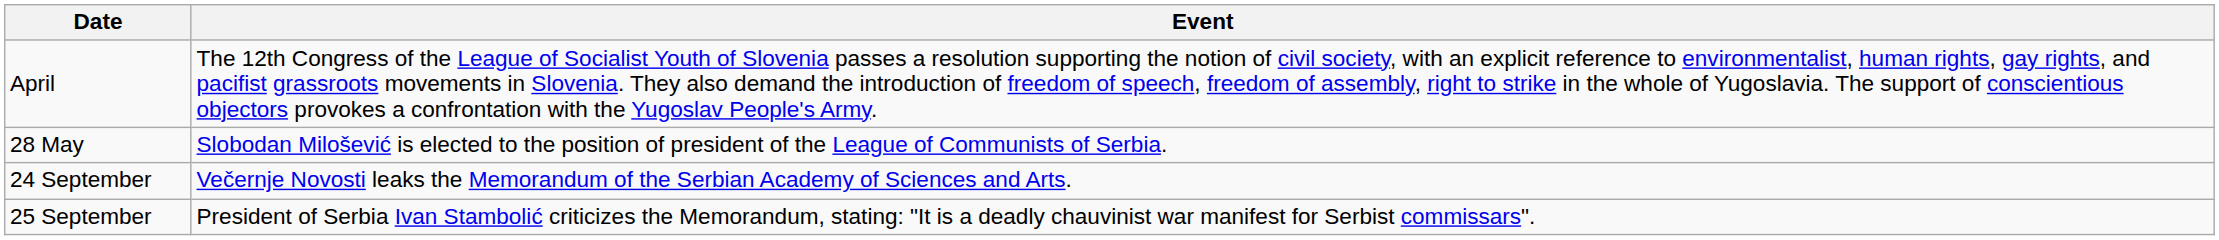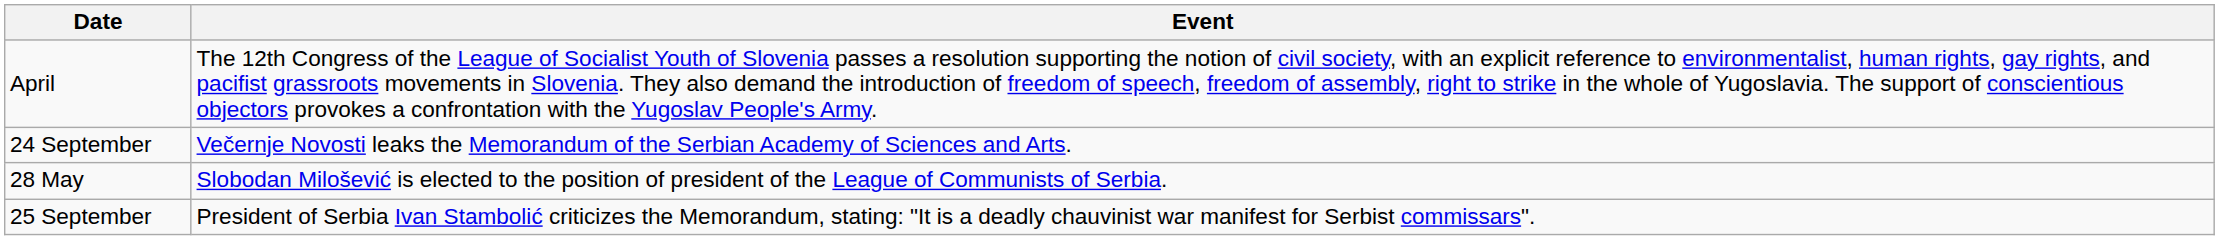rows swapped: (47, 144) <-> (81, 180)
